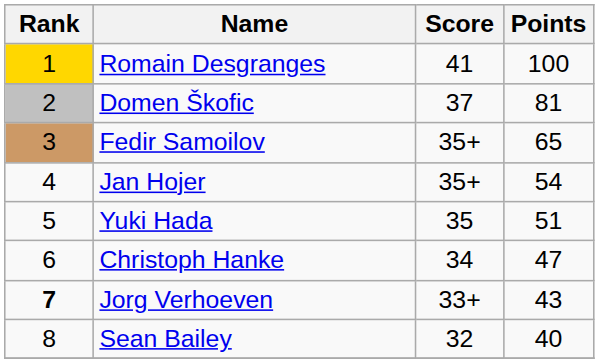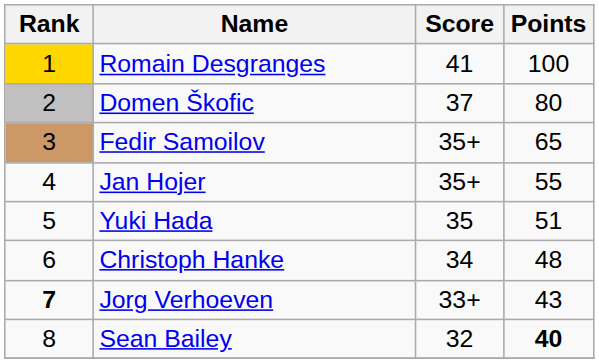(549, 102) 81 -> (549, 102) 80
(549, 181) 54 -> (549, 181) 55
(549, 260) 47 -> (549, 260) 48
(549, 338) normal -> (549, 338) bold
